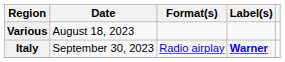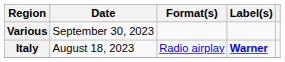(93, 31) August 18, 2023 -> (103, 31) September 30, 2023
(103, 48) September 30, 2023 -> (93, 48) August 18, 2023
